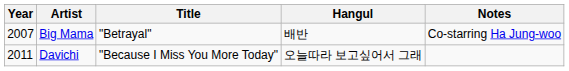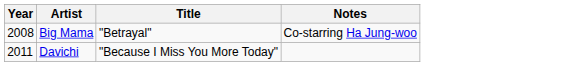- column: (353, 14)
(20, 34) 2007 -> (20, 33) 2008
